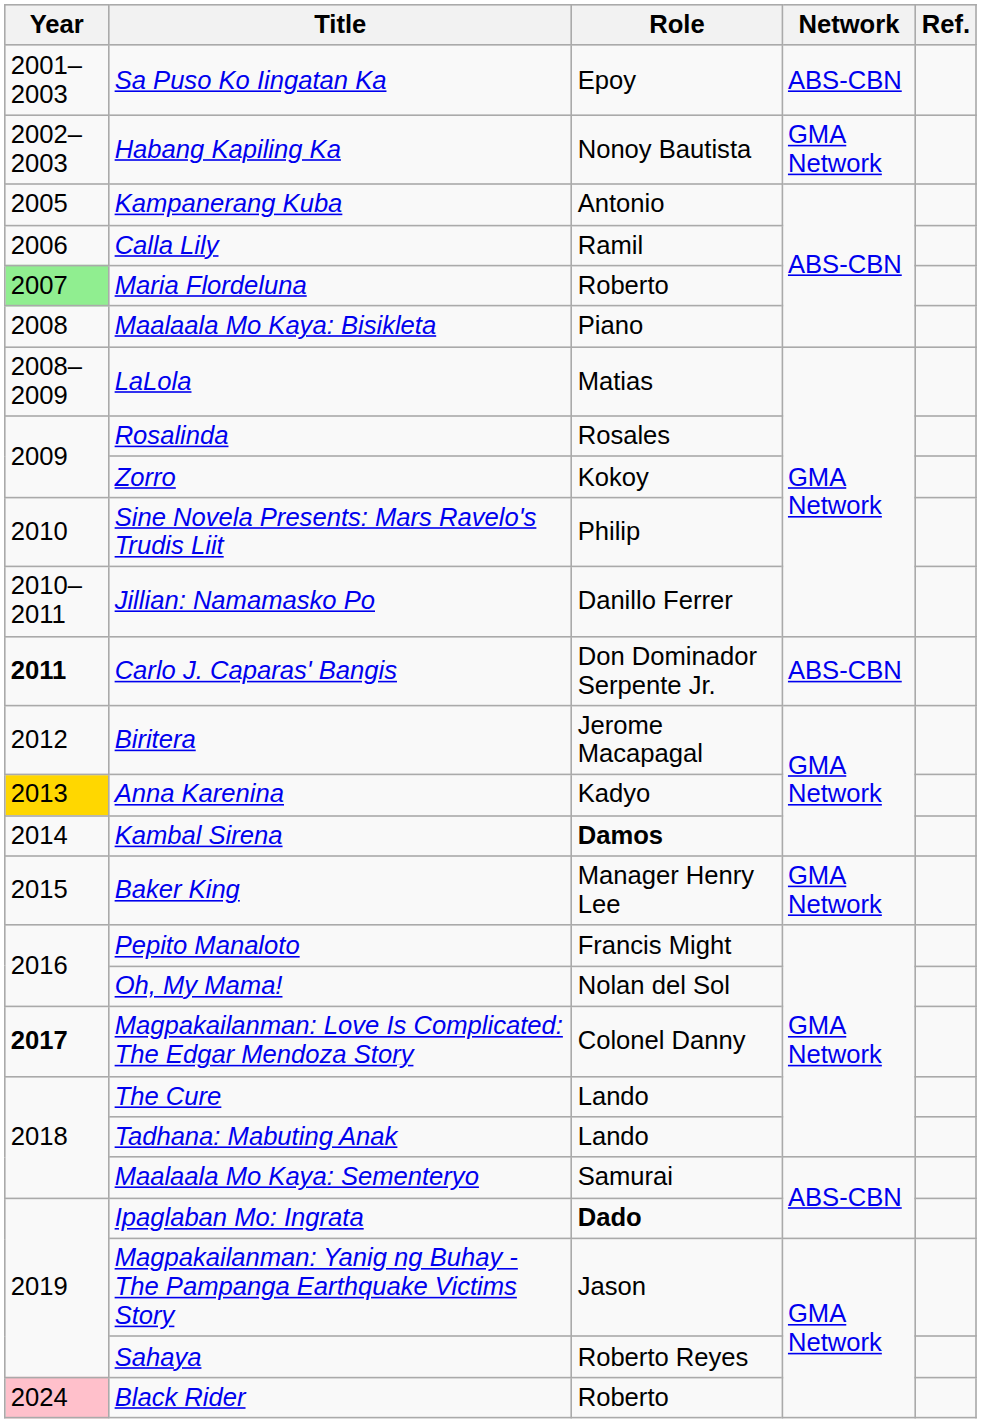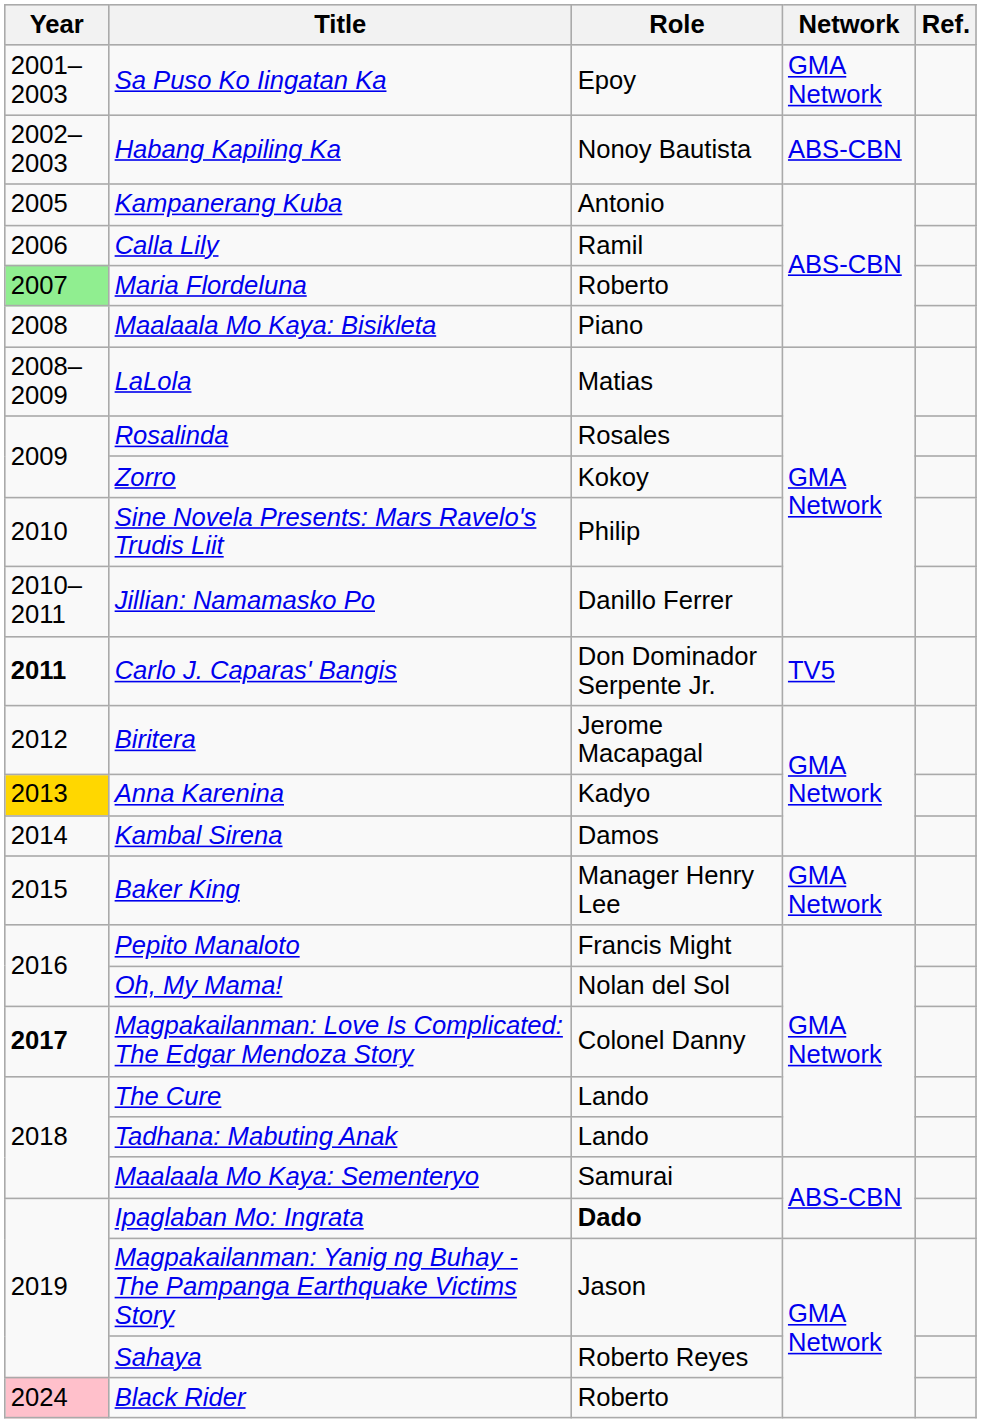(845, 79) ABS-CBN -> (835, 79) GMA Network
(835, 149) GMA Network -> (845, 149) ABS-CBN
(845, 670) ABS-CBN -> (811, 670) TV5
(620, 835) bold -> (618, 835) normal
